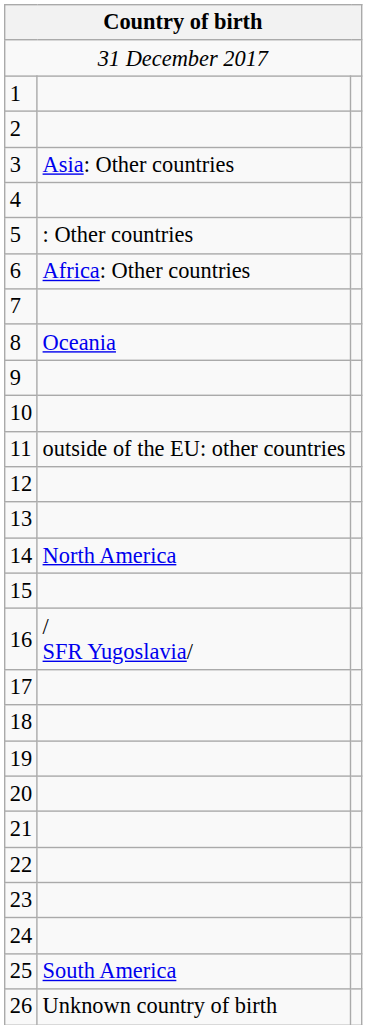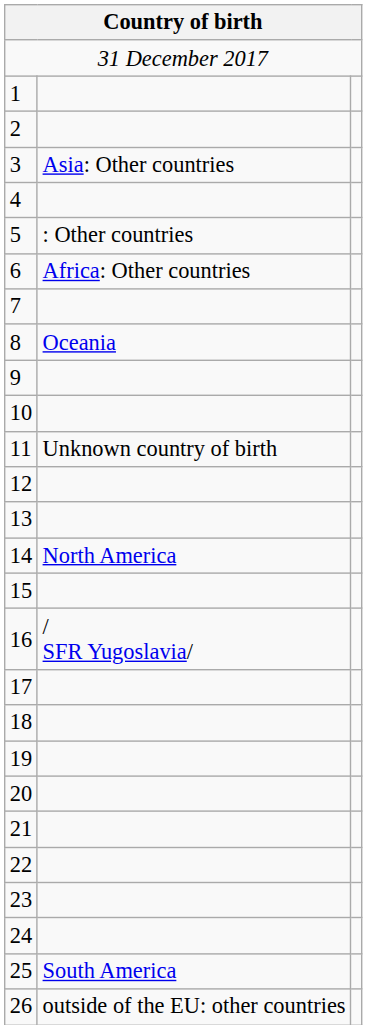(194, 448) outside of the EU: other countries -> (160, 448) Unknown country of birth
(160, 1006) Unknown country of birth -> (194, 1006) outside of the EU: other countries
